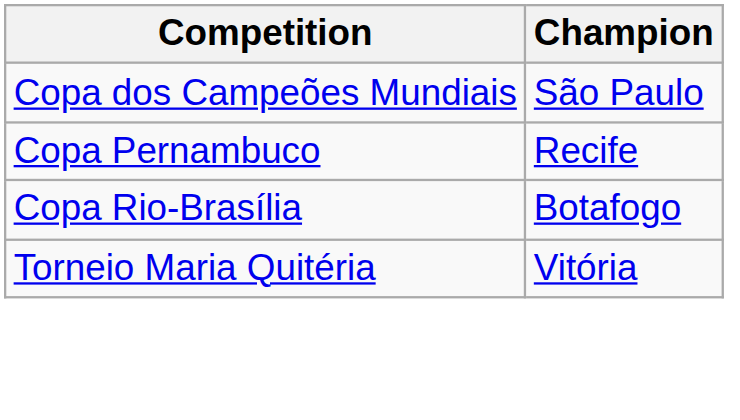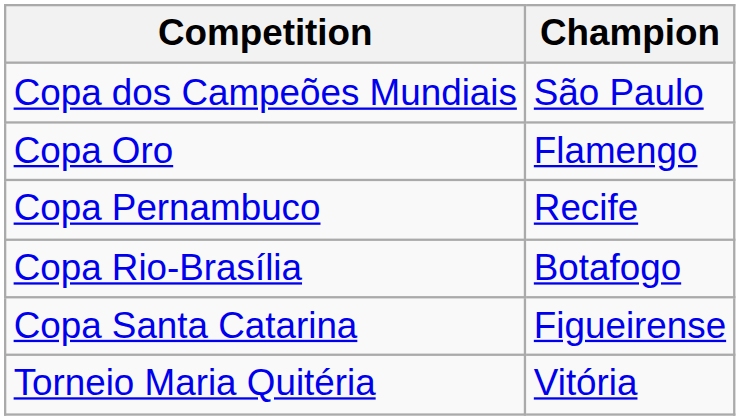+ row: (93, 150)
+ row: (185, 325)
